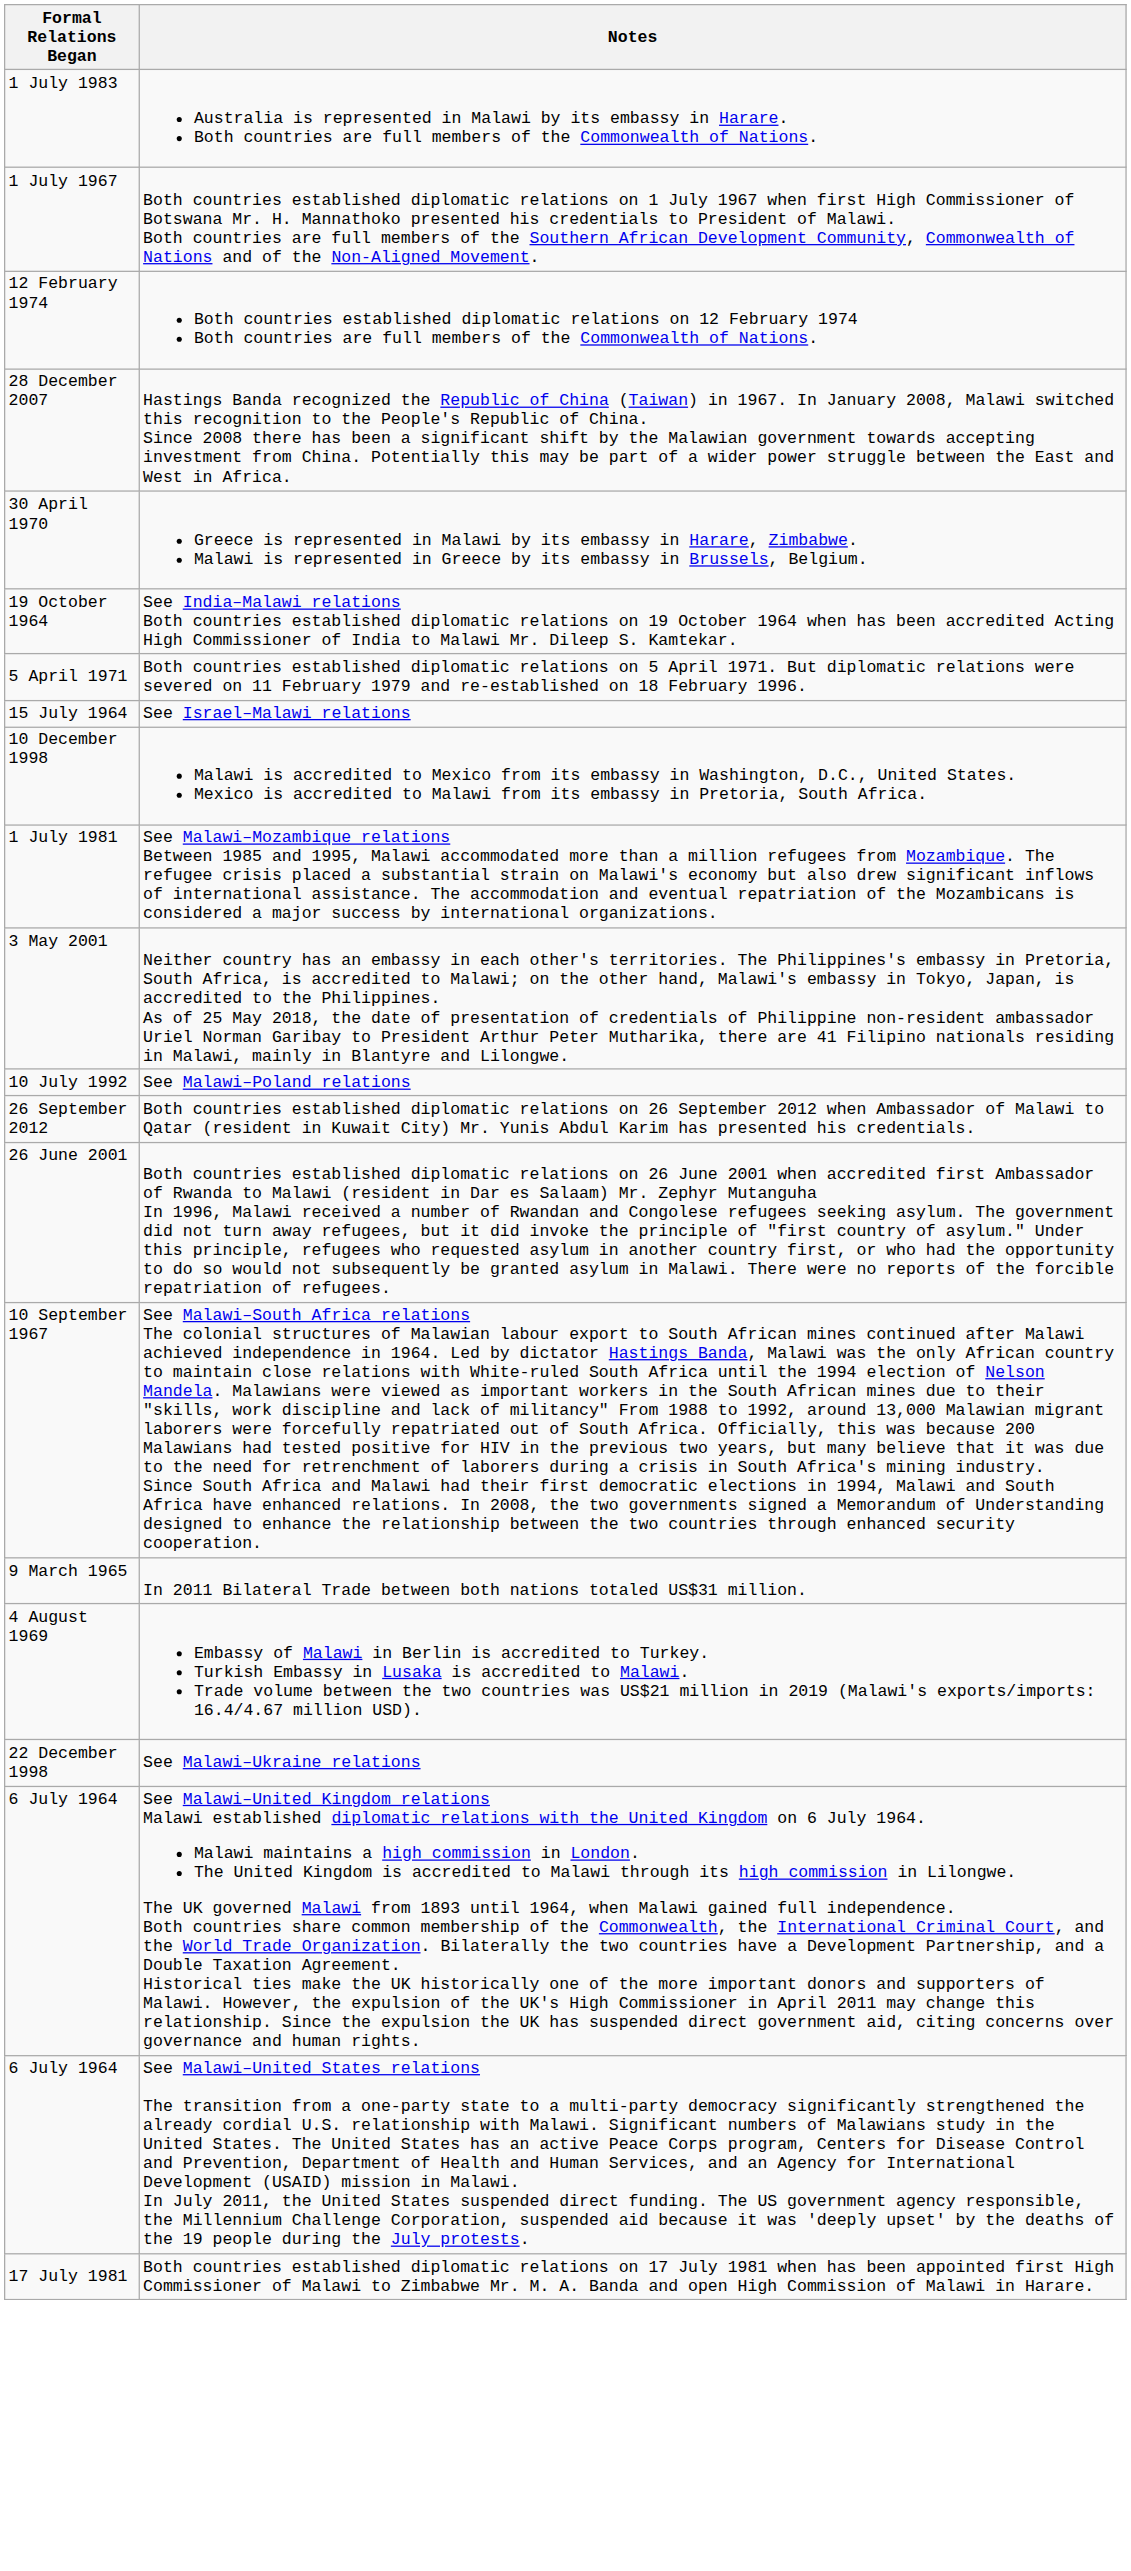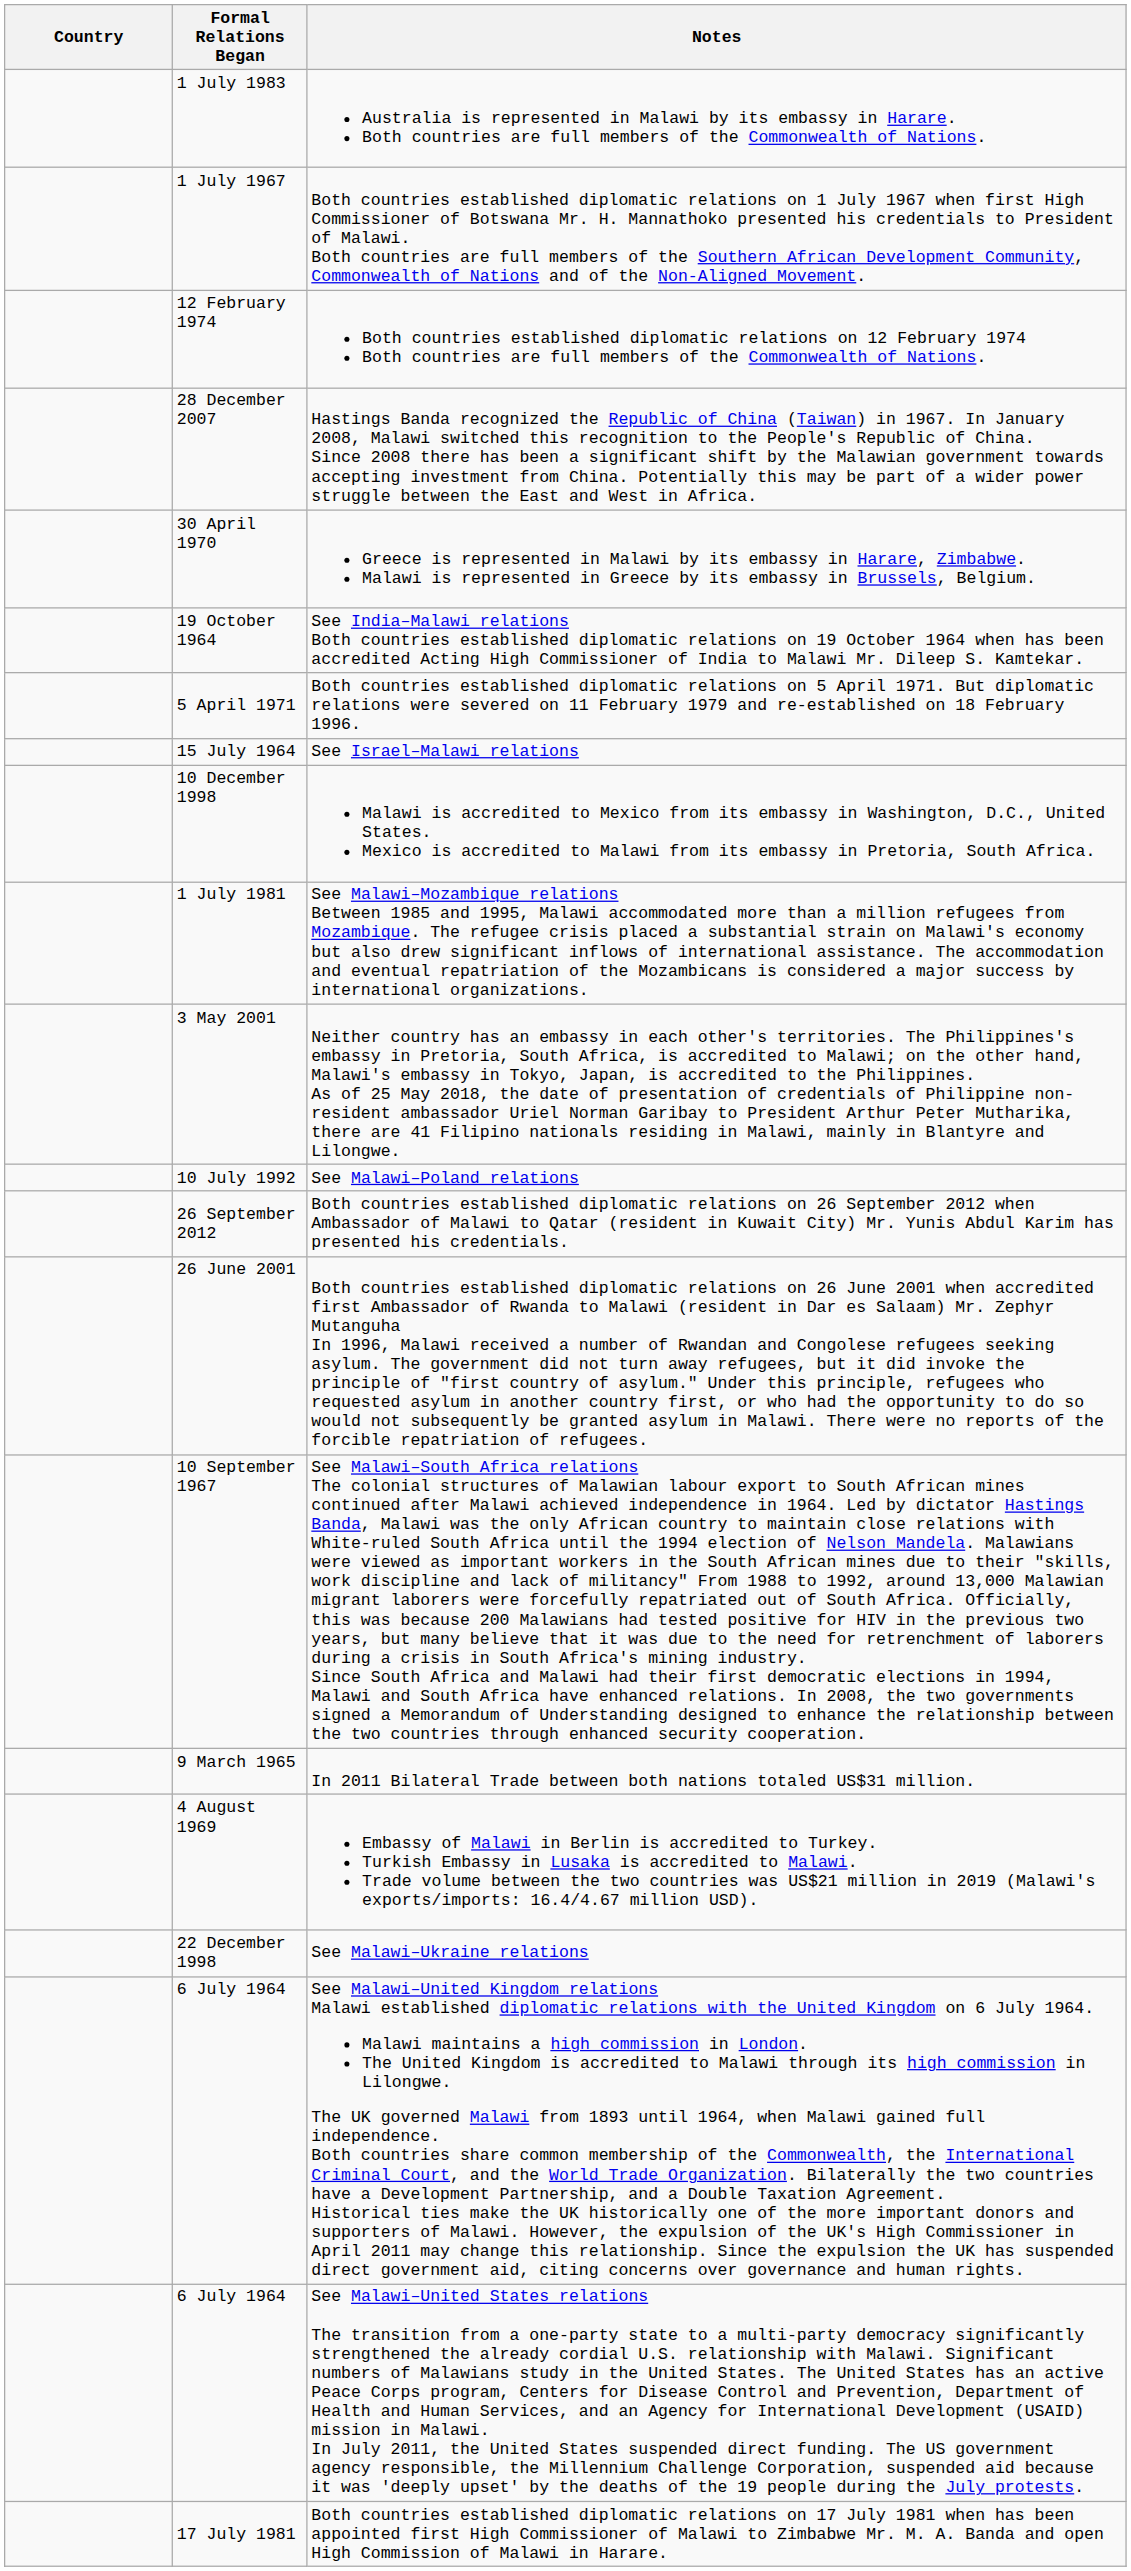+ column: (89, 37)
